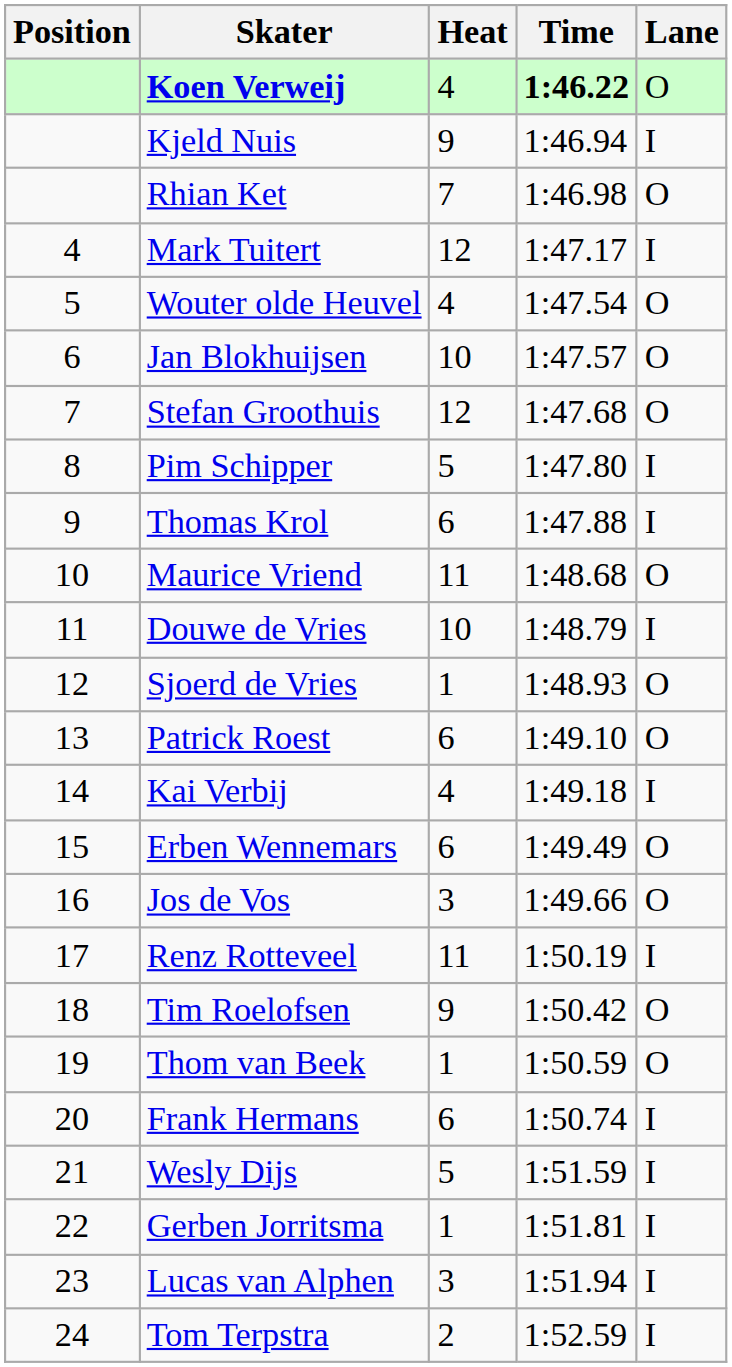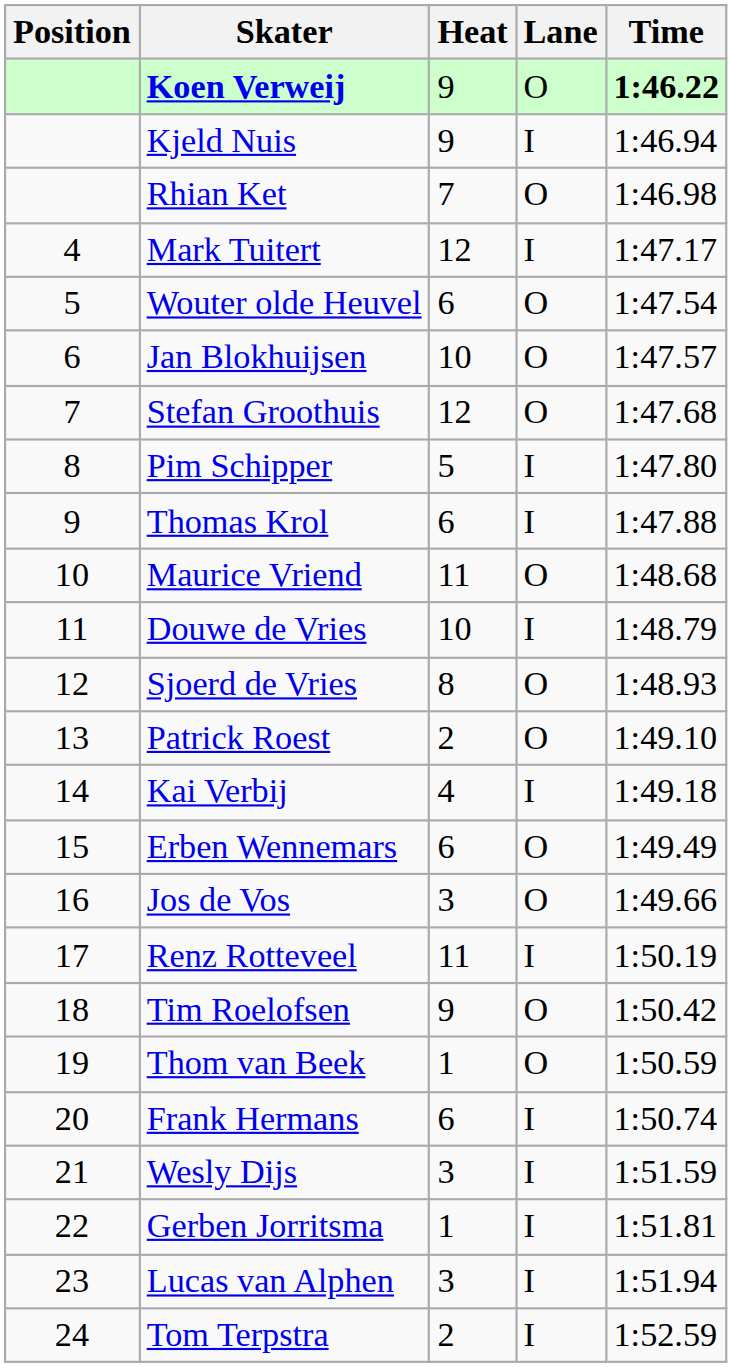columns swapped: (682, 31) <-> (576, 31)
(446, 85) 4 -> (446, 85) 9
(446, 303) 4 -> (446, 303) 6
(446, 683) 1 -> (446, 683) 8
(446, 737) 6 -> (446, 737) 2
(446, 1172) 5 -> (446, 1172) 3
